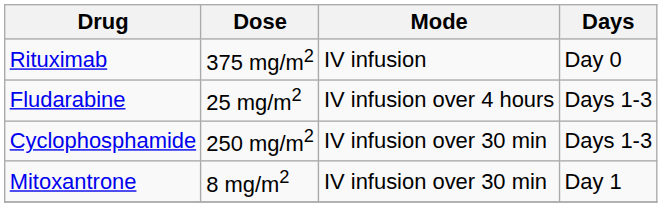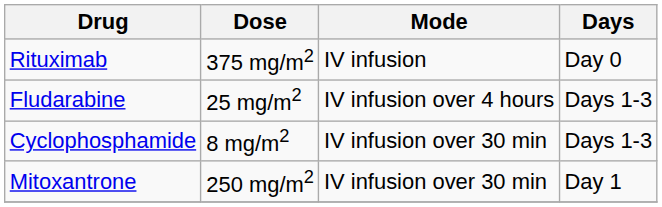(260, 140) 250 mg/m2 -> (248, 140) 8 mg/m2
(248, 181) 8 mg/m2 -> (260, 181) 250 mg/m2
